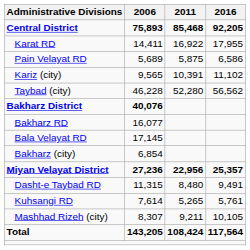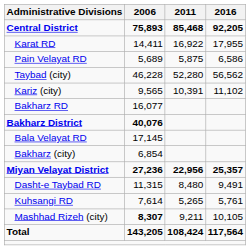rows swapped: (38, 75) <-> (43, 91)
rows swapped: (44, 106) <-> (41, 122)
(150, 216) normal -> (150, 216) bold
